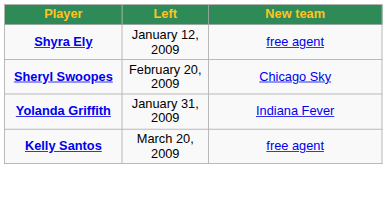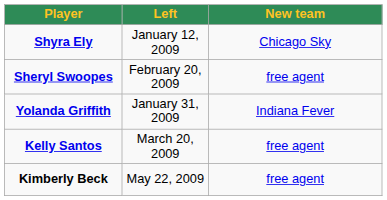(295, 42) free agent -> (295, 42) Chicago Sky
(295, 76) Chicago Sky -> (295, 76) free agent
+ row: (63, 179)
